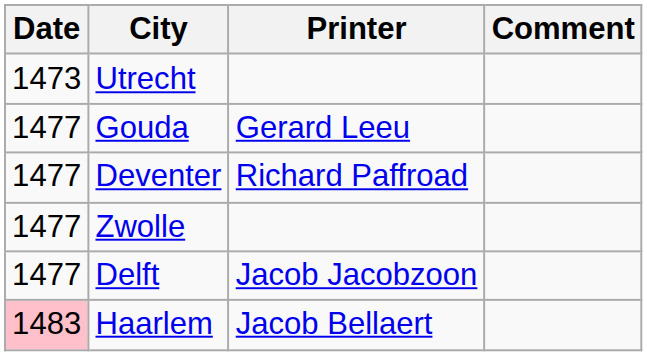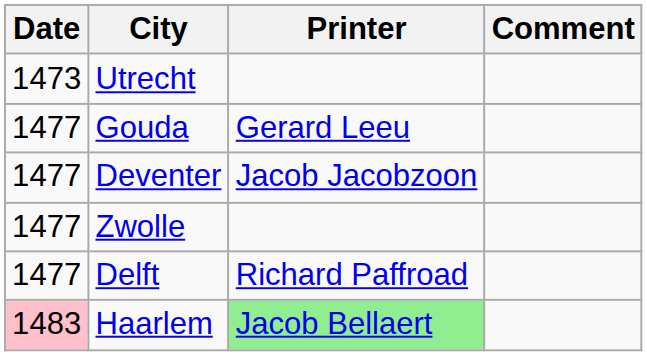(352, 176) Richard Paffroad -> (357, 176) Jacob Jacobzoon
(357, 275) Jacob Jacobzoon -> (352, 275) Richard Paffroad
(334, 324) no background -> (334, 324) lightgreen background
